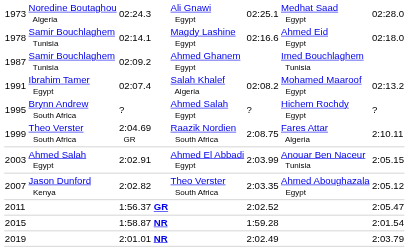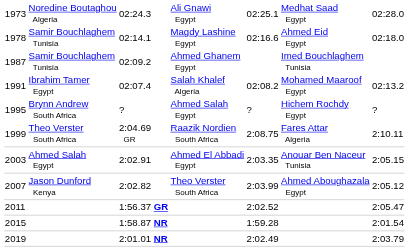(263, 160) 2:03.99 -> (263, 160) 2:03.35
(263, 186) 2:03.35 -> (263, 186) 2:03.99
